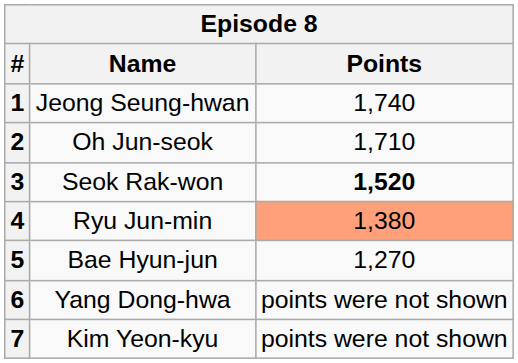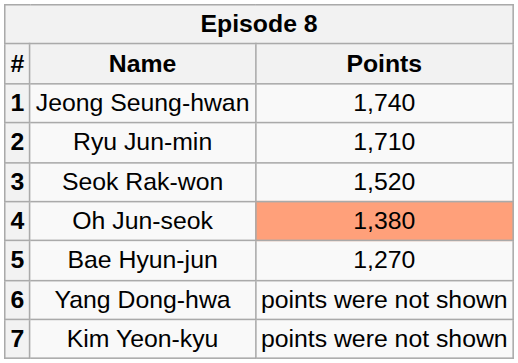(143, 142) Oh Jun-seok -> (143, 142) Ryu Jun-min
(384, 181) bold -> (384, 181) normal
(143, 221) Ryu Jun-min -> (143, 221) Oh Jun-seok
